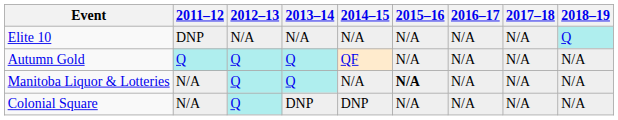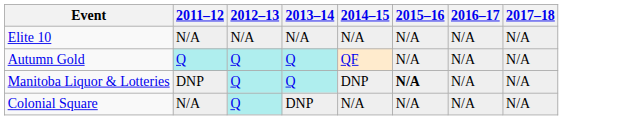- column: (586, 15)
(190, 37) DNP -> (188, 37) N/A
(188, 81) N/A -> (190, 81) DNP
(353, 81) N/A -> (355, 81) DNP
(355, 103) DNP -> (353, 103) N/A
